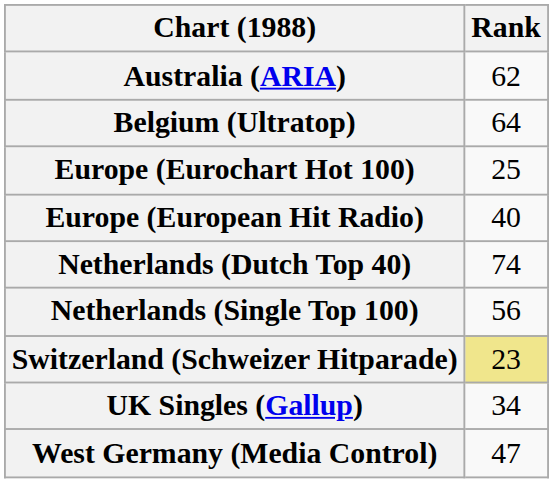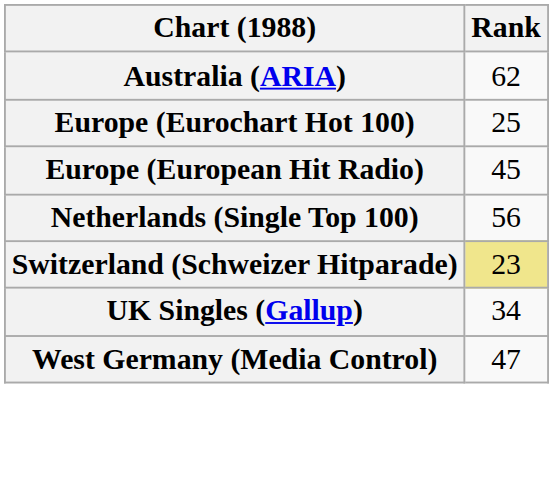- row: (235, 122)
(506, 216) 40 -> (506, 169) 45
- row: (235, 264)
